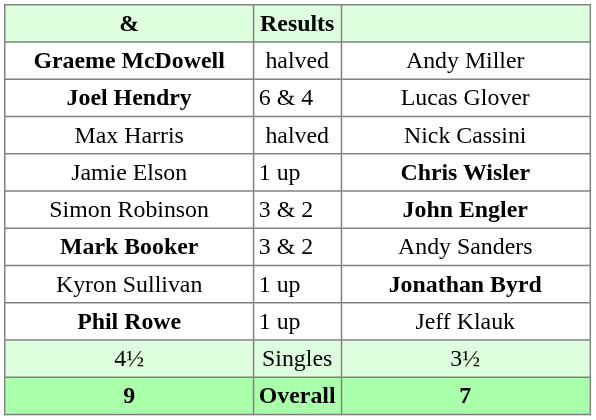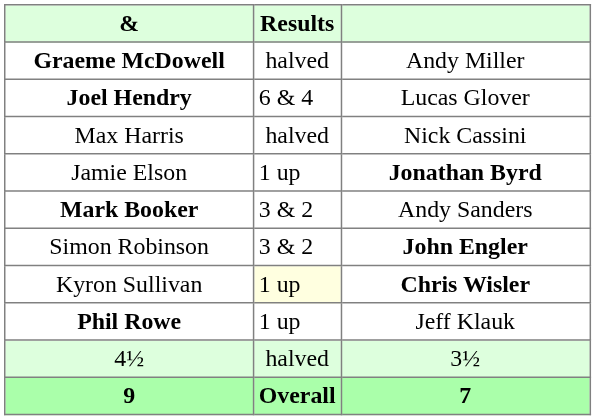(465, 172) Chris Wisler -> (465, 172) Jonathan Byrd
rows swapped: (129, 209) <-> (129, 246)
(280, 283) no background -> (280, 283) lightyellow background
(465, 283) Jonathan Byrd -> (465, 283) Chris Wisler
(297, 358) Singles -> (297, 358) halved
